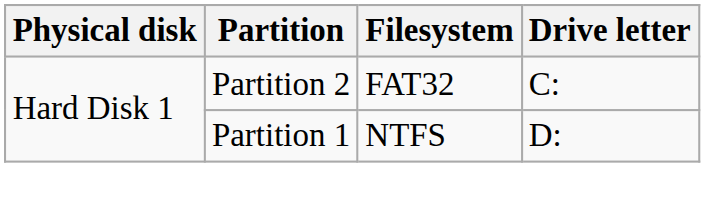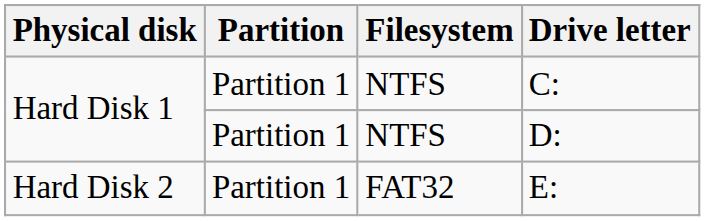(281, 82) Partition 2 -> (281, 82) Partition 1
(410, 82) FAT32 -> (406, 82) NTFS
+ row: (543, 187)
